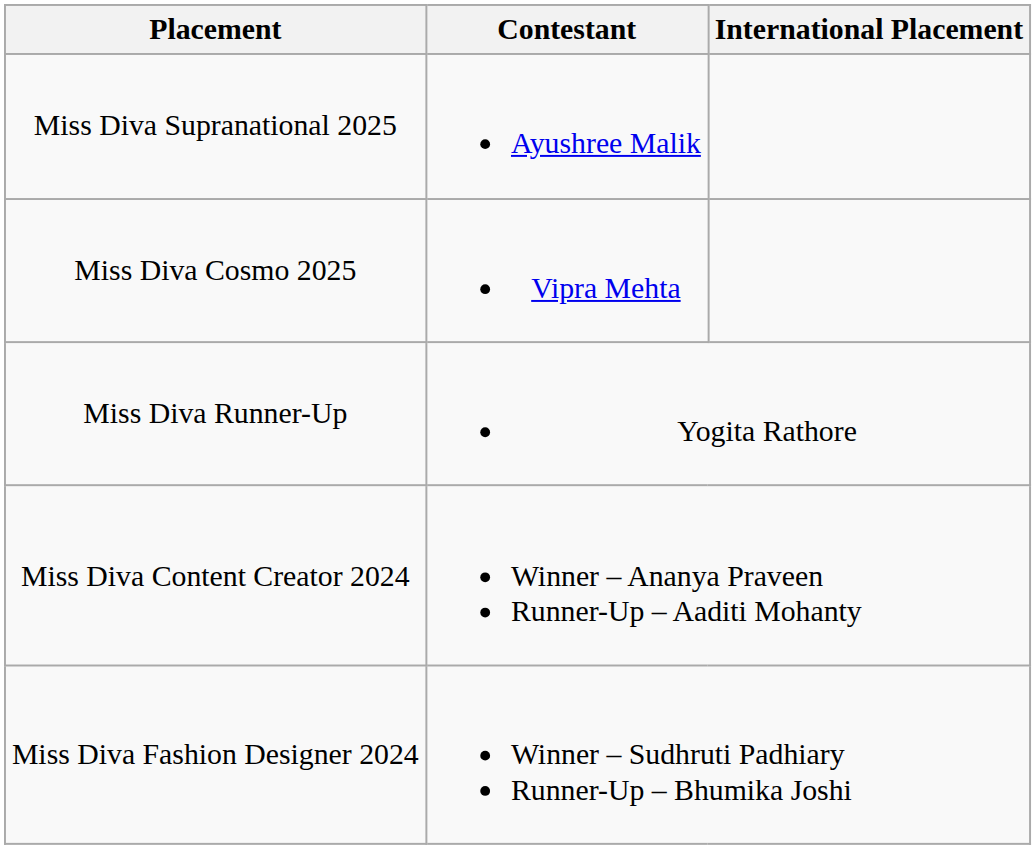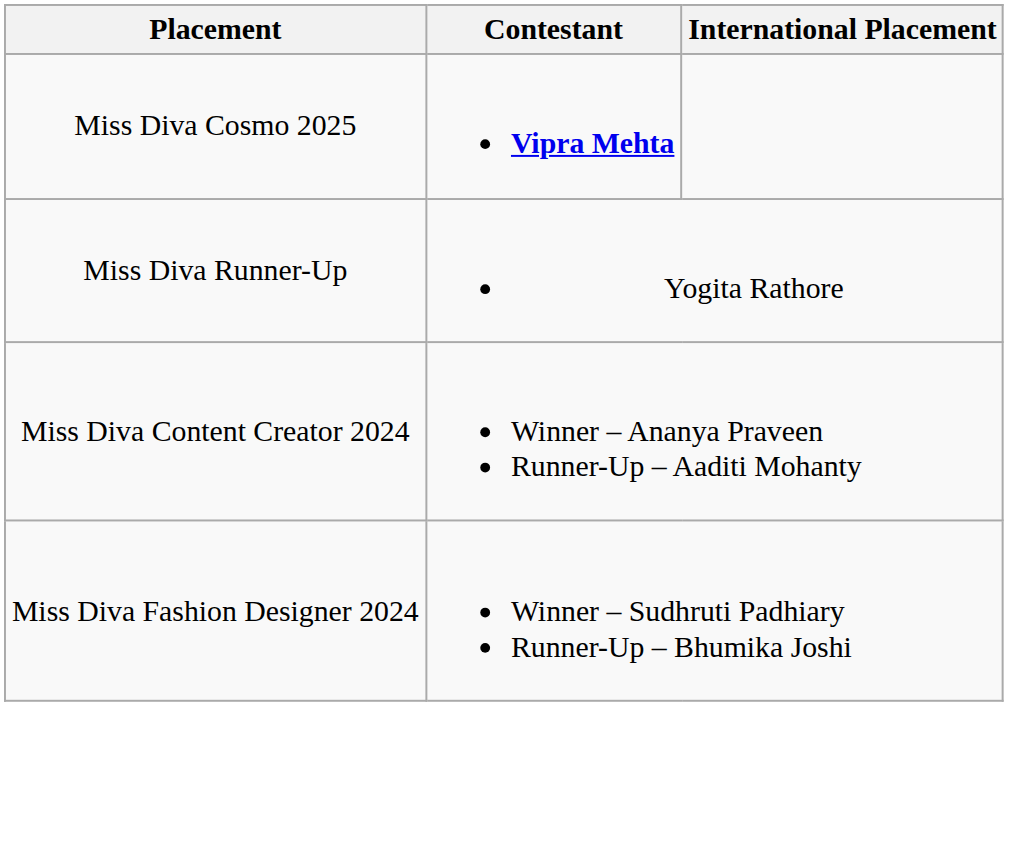- row: (215, 125)
(567, 288) normal -> (553, 144) bold
